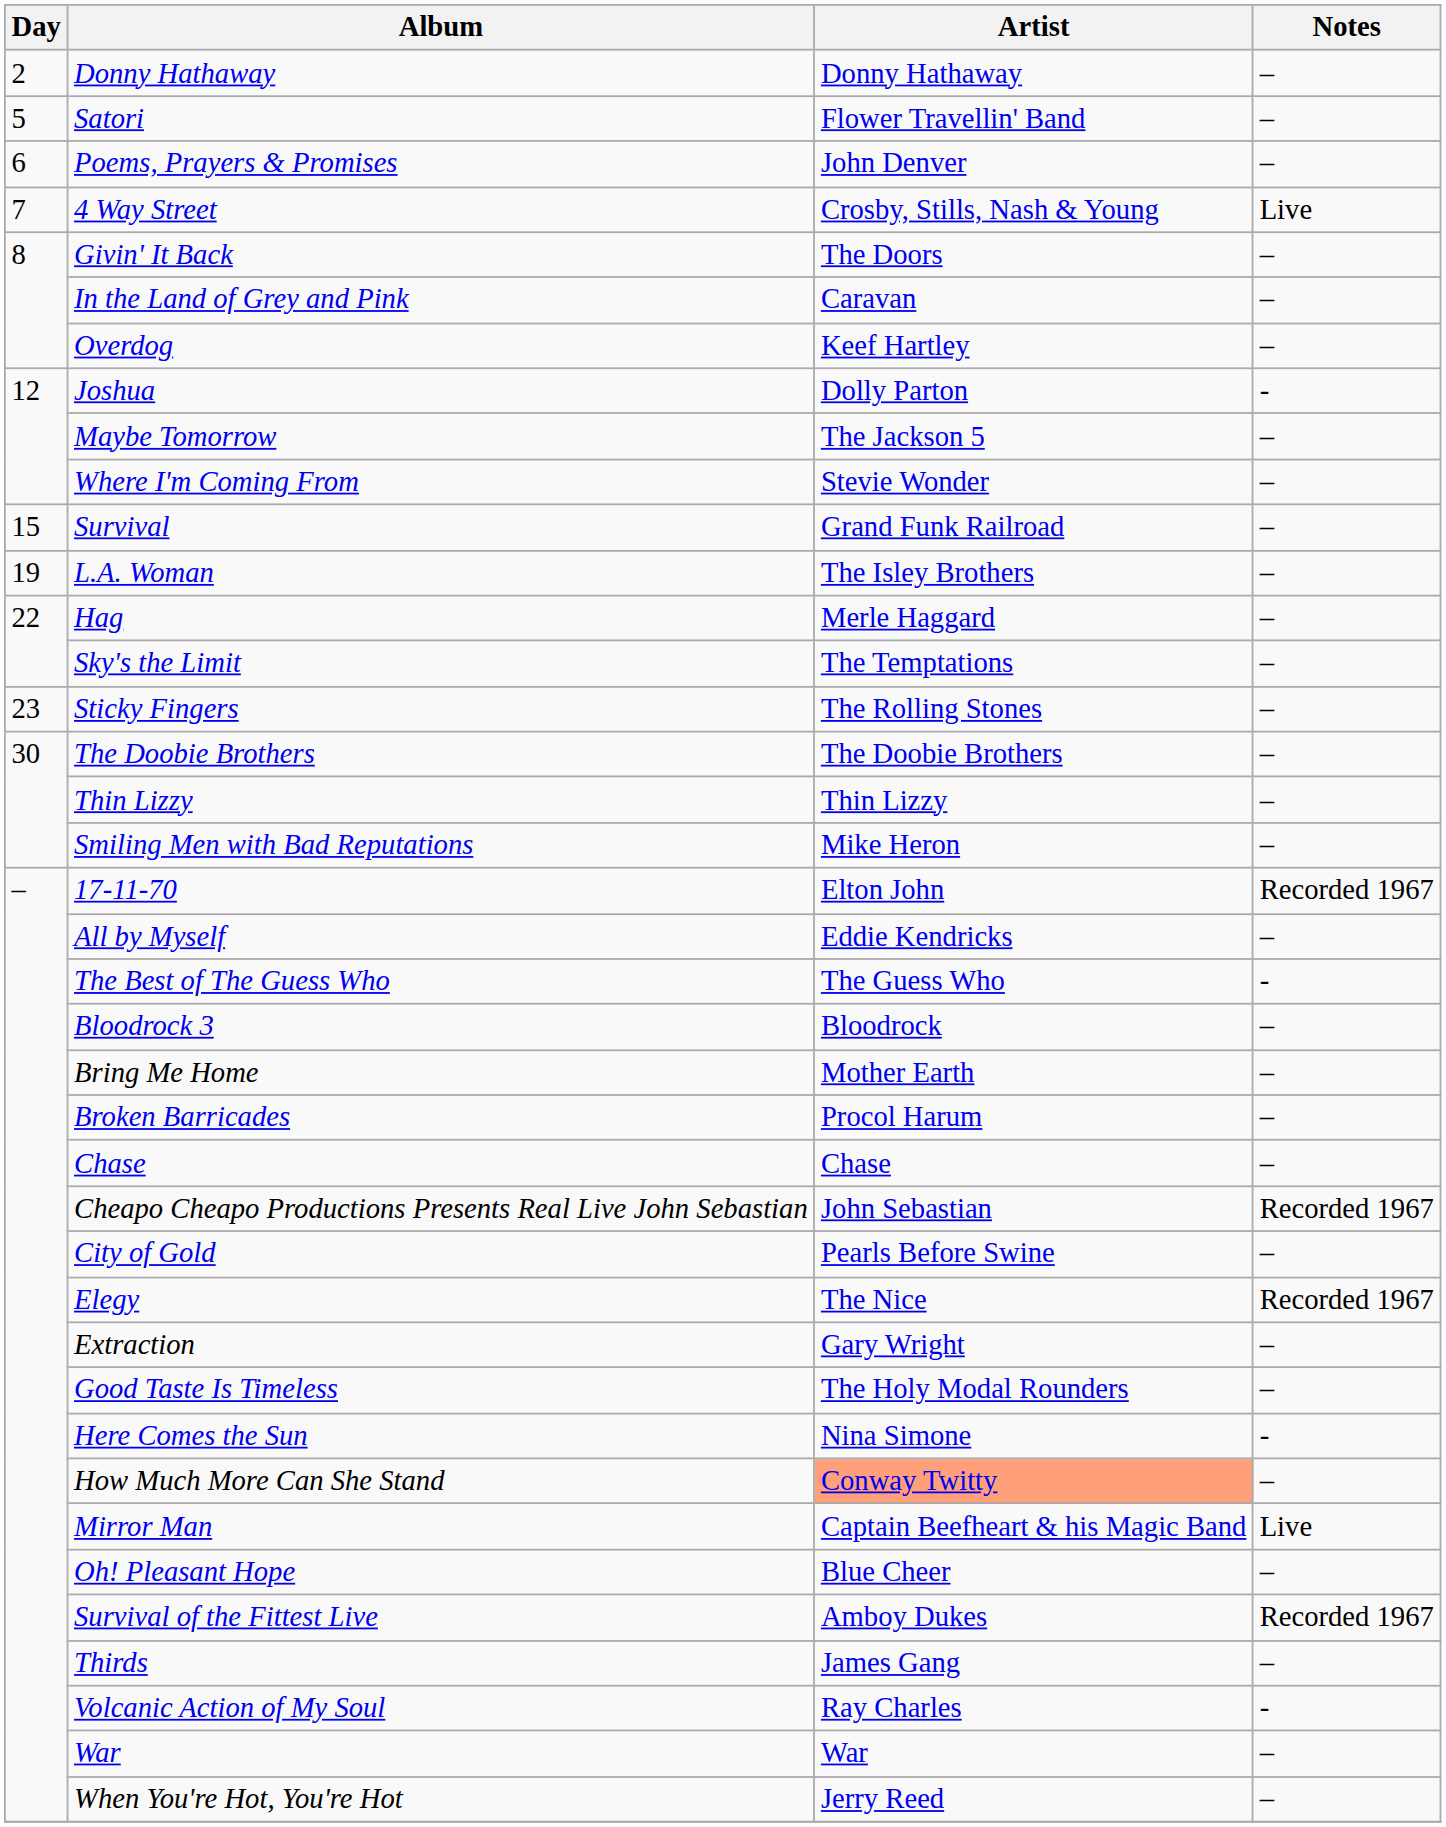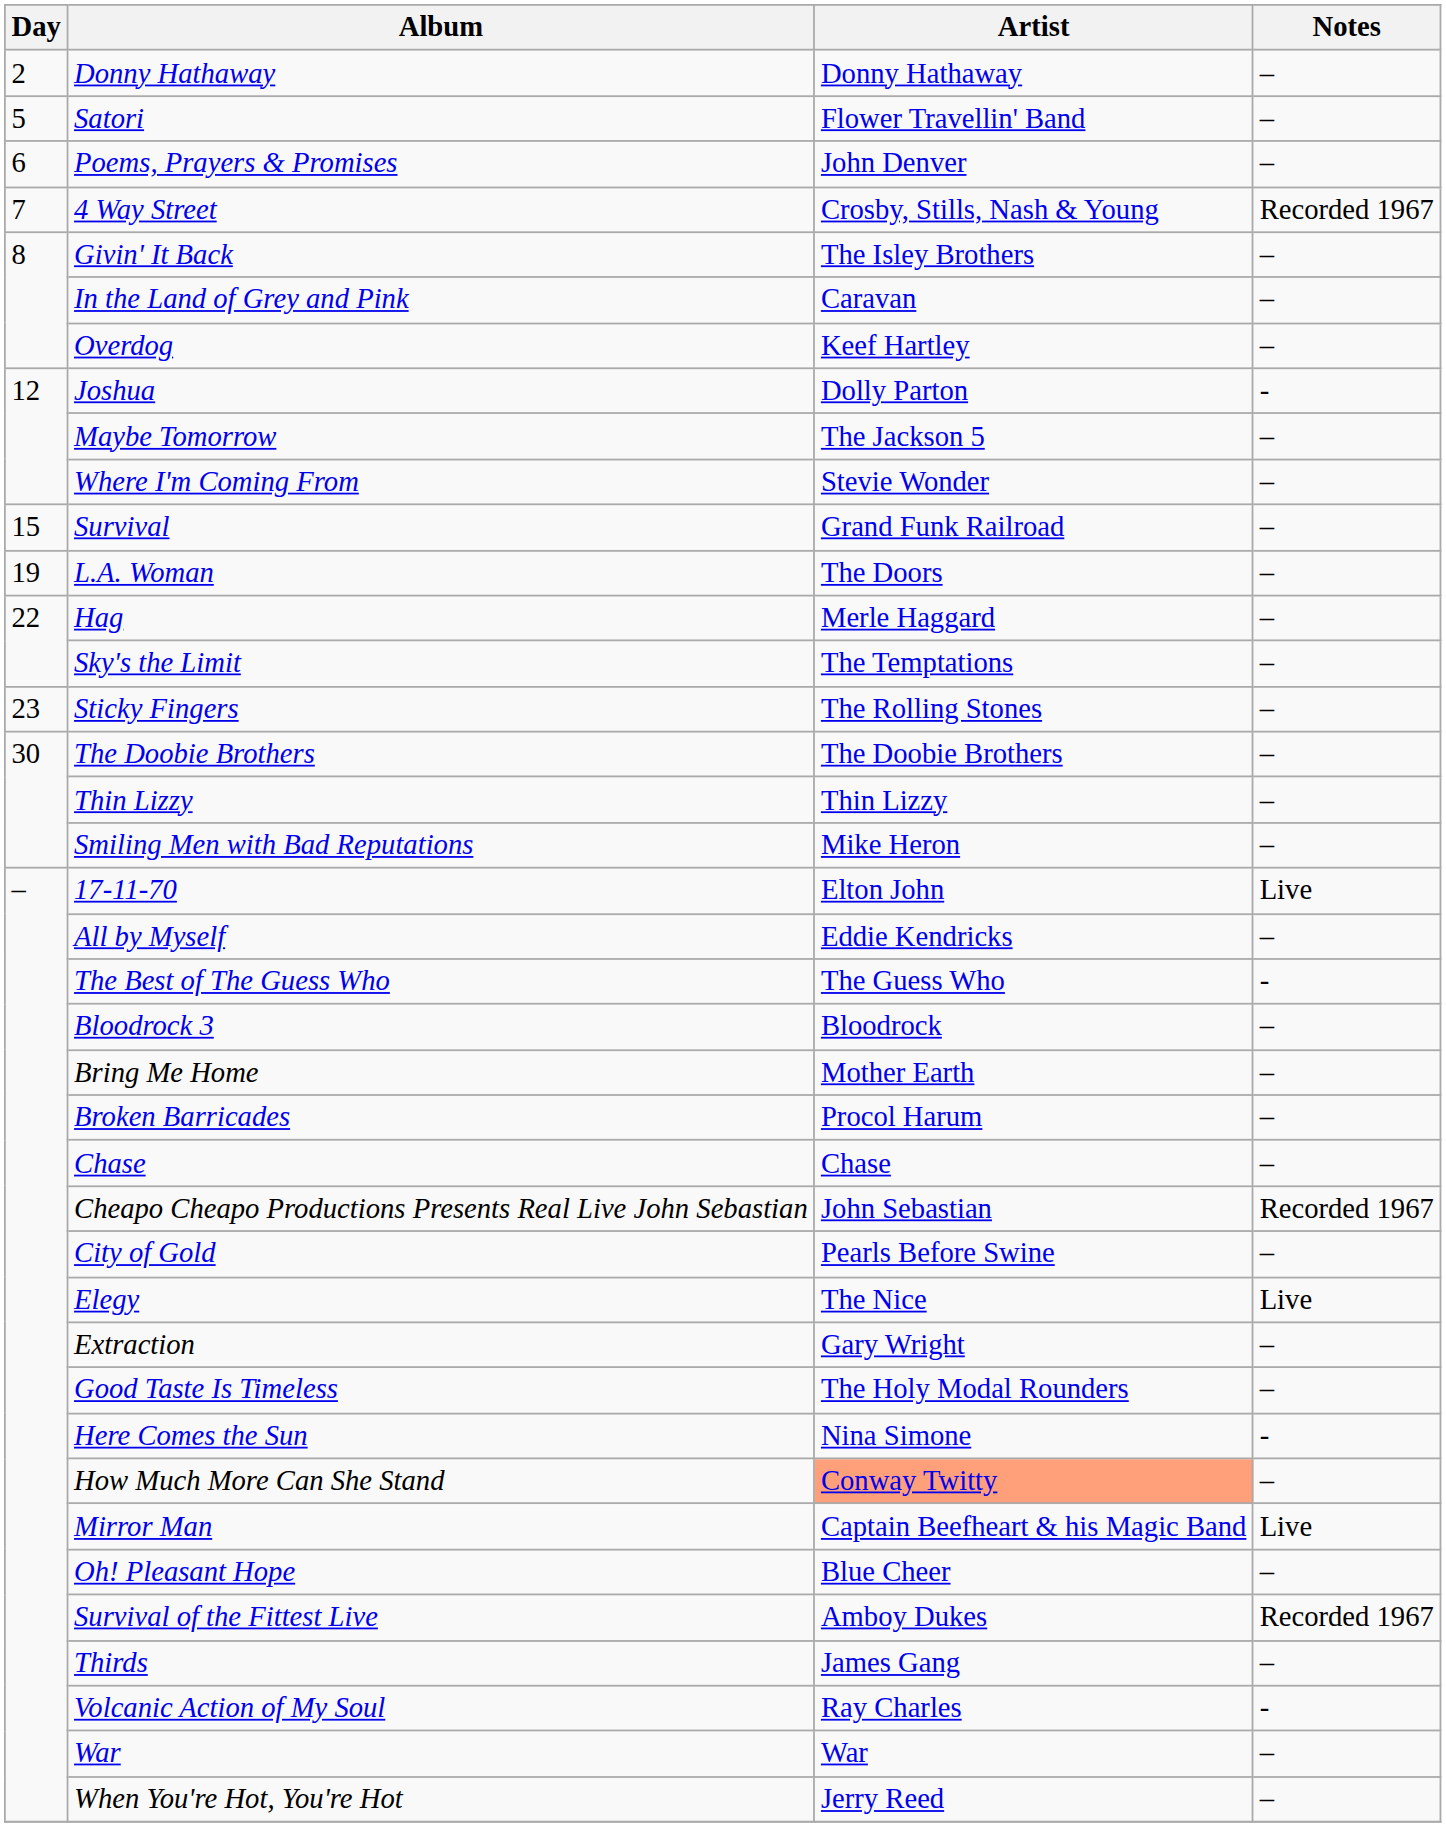(1286, 208) Live -> (1347, 208) Recorded 1967
(882, 254) The Doors -> (927, 254) The Isley Brothers
(927, 572) The Isley Brothers -> (882, 572) The Doors
(1347, 890) Recorded 1967 -> (1286, 890) Live
(1347, 1299) Recorded 1967 -> (1286, 1299) Live
